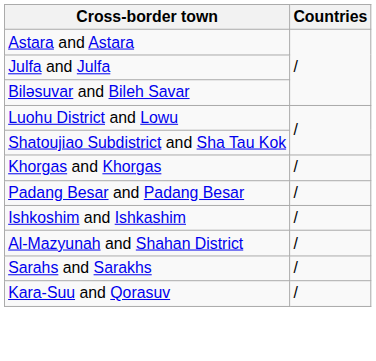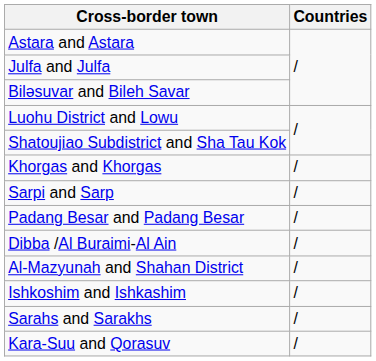+ row: (61, 192)
+ row: (92, 243)
rows swapped: (126, 243) <-> (97, 218)
